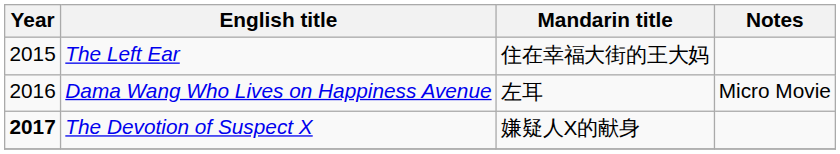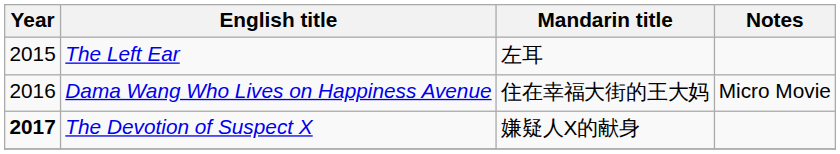(605, 55) 住在幸福大街的王大妈 -> (522, 55) 左耳
(522, 92) 左耳 -> (605, 92) 住在幸福大街的王大妈
